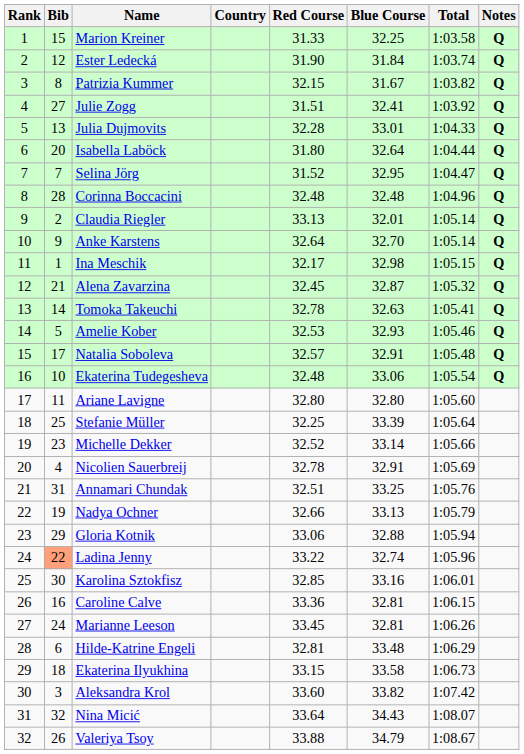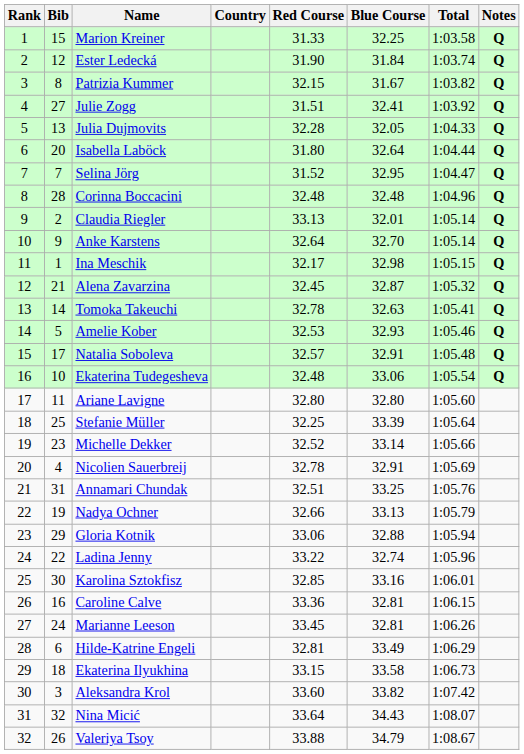(388, 128) 33.01 -> (388, 128) 32.05
(58, 557) lightsalmon background -> (58, 557) no background
(388, 648) 33.48 -> (388, 648) 33.49
